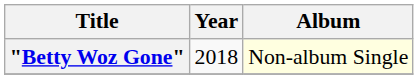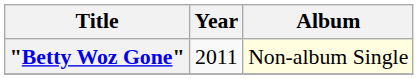(216, 56) 2018 -> (216, 56) 2011
